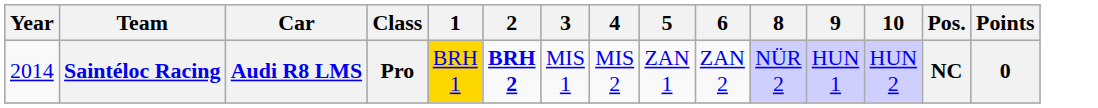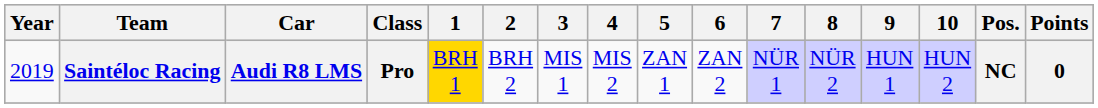+ column: (776, 22)
(32, 71) 2014 -> (32, 71) 2019
(512, 71) bold -> (511, 71) normal
